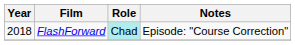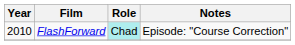(19, 31) 2018 -> (19, 31) 2010
